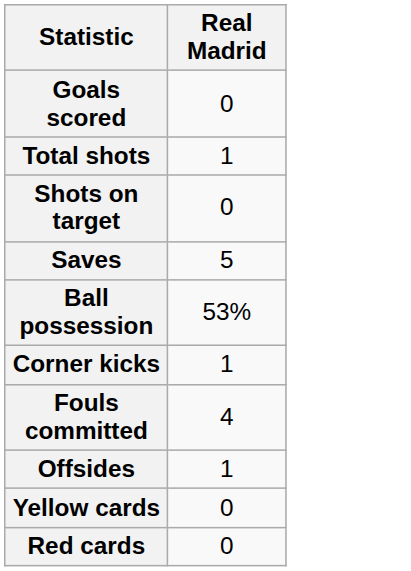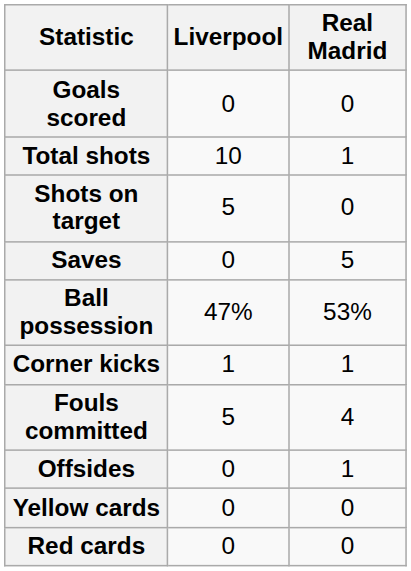+ column: (228, 37)
